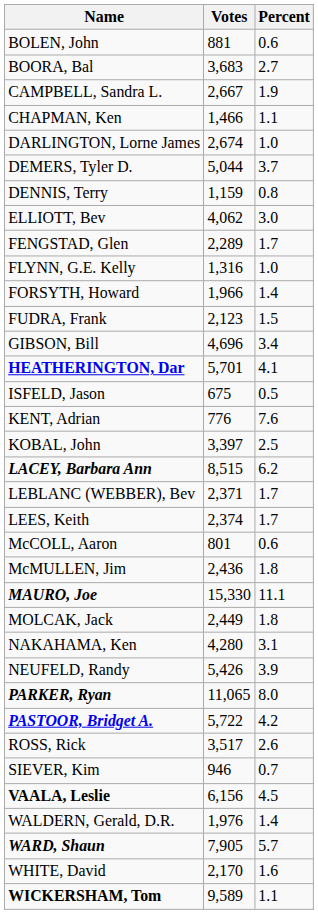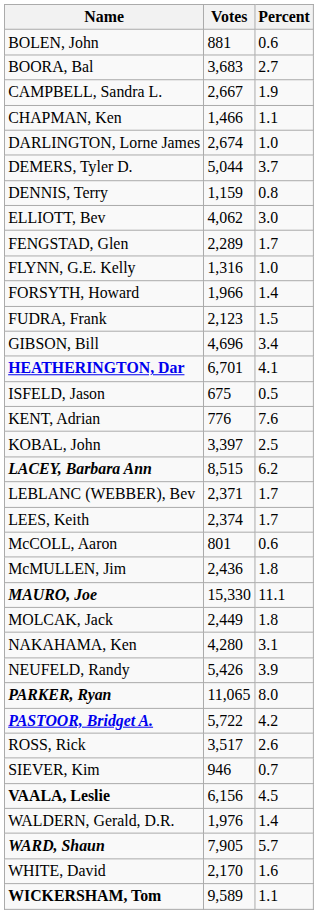(225, 368) 5,701 -> (225, 368) 6,701
